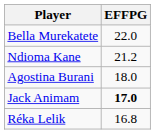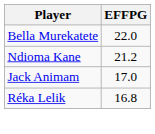- row: (51, 77)
(126, 98) bold -> (126, 77) normal
